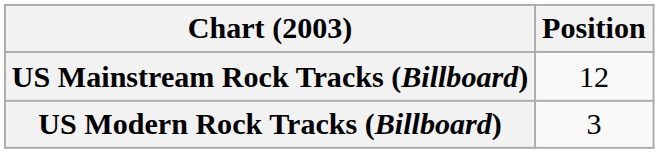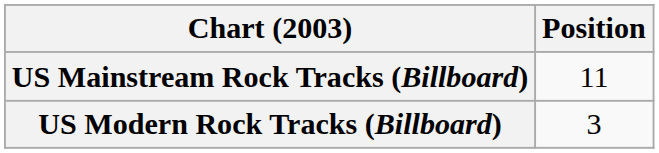(594, 76) 12 -> (594, 76) 11
